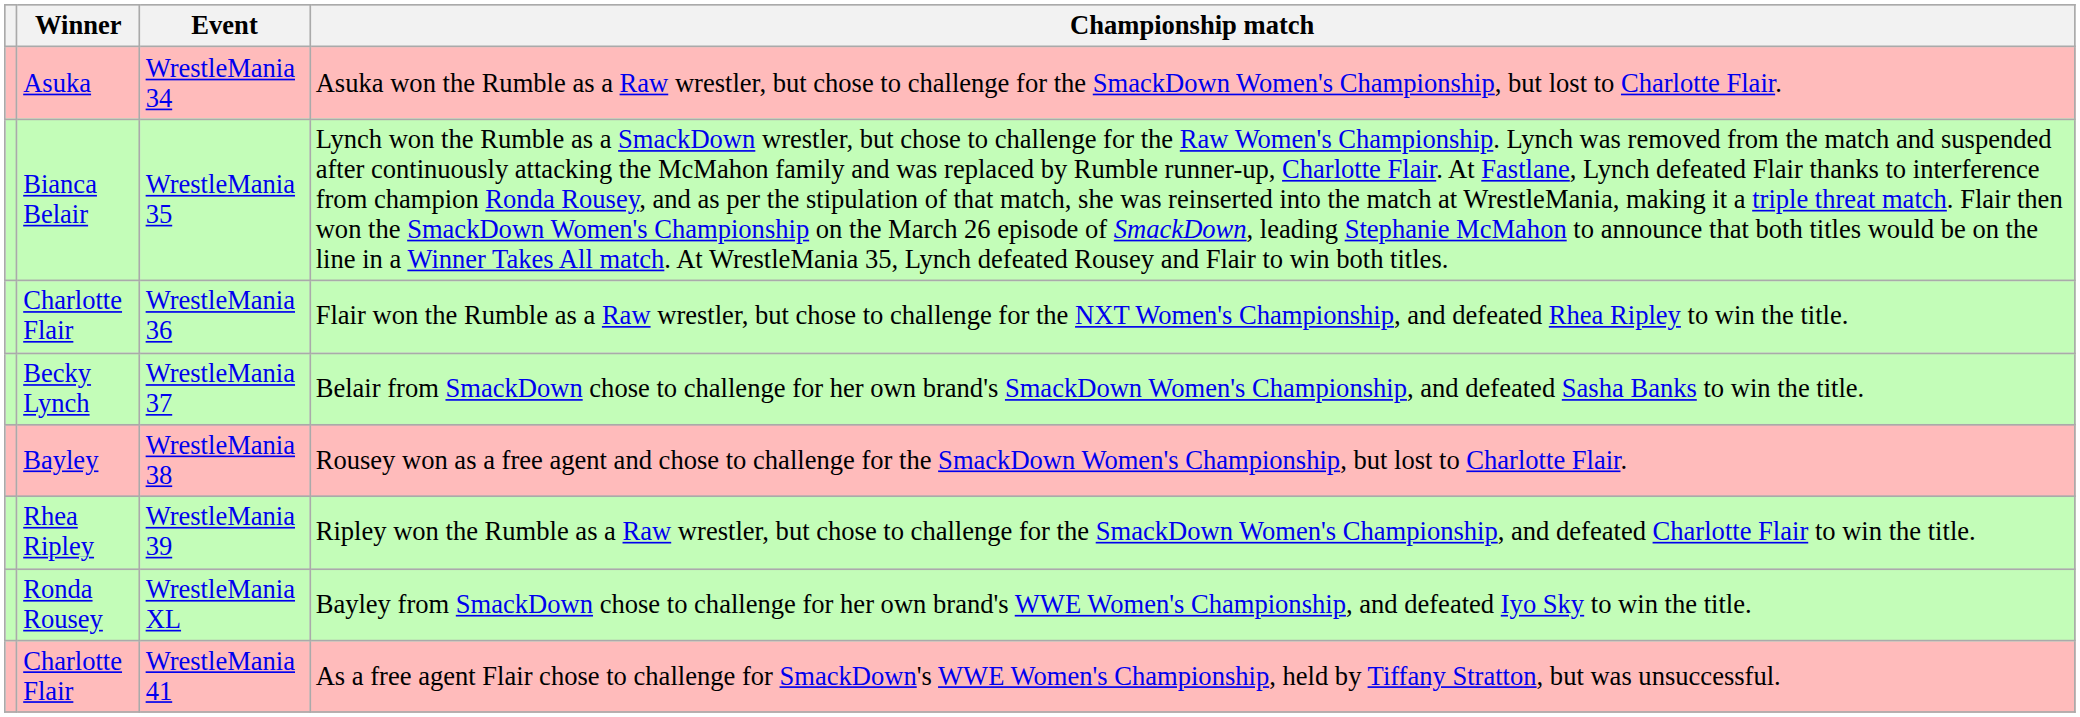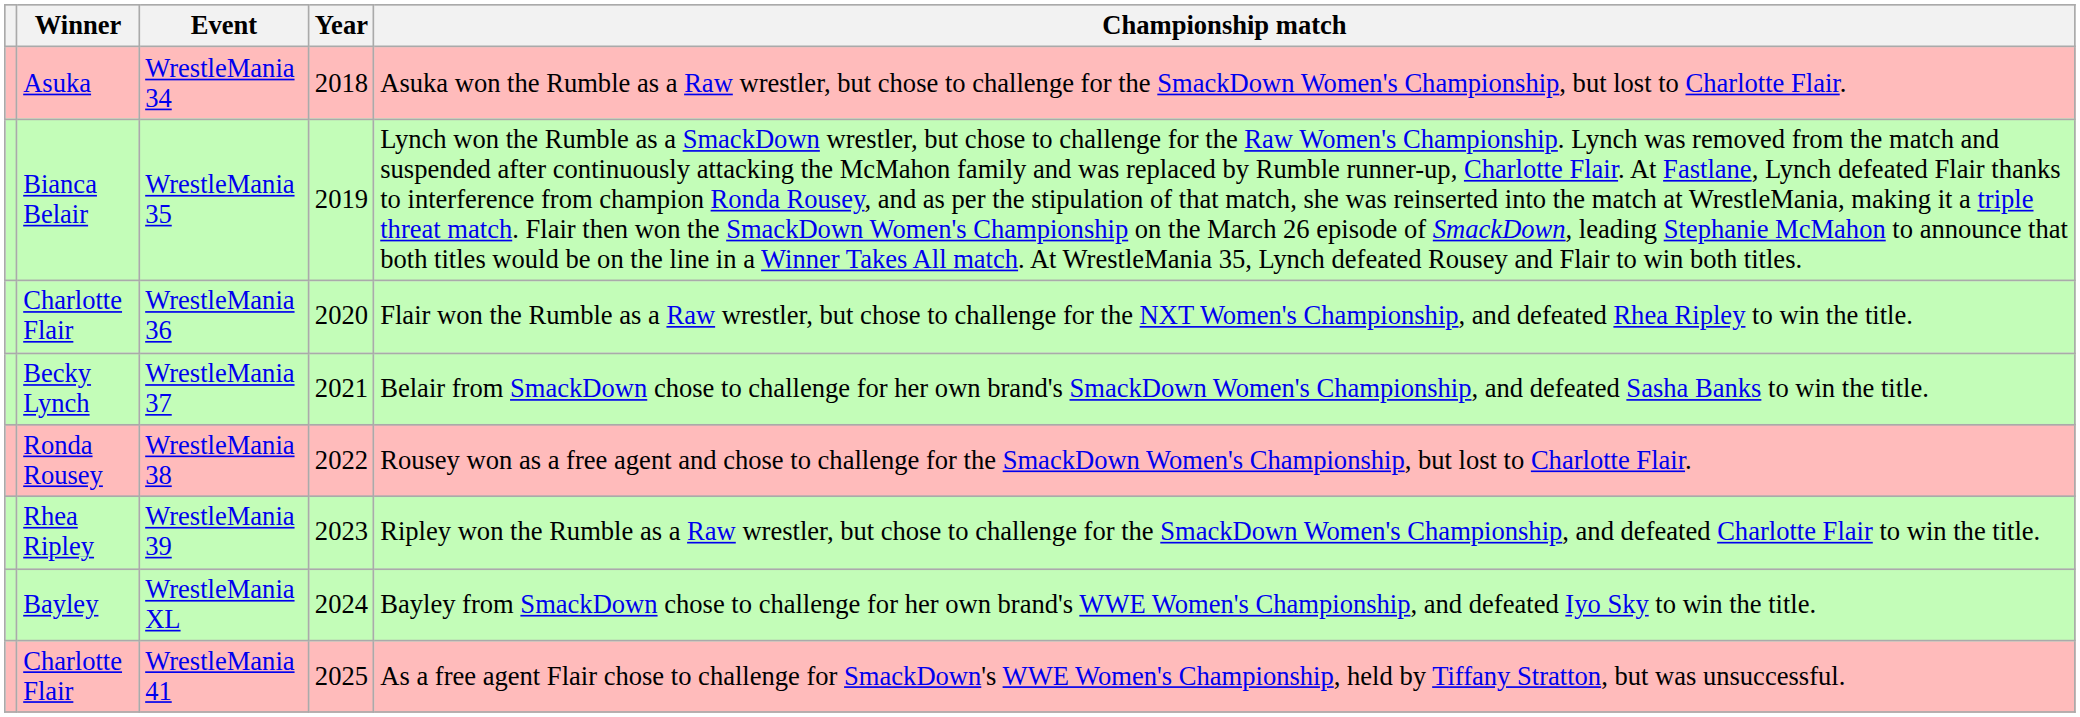+ column: (341, 25)
(61, 460) Bayley -> (63, 460) Ronda Rousey
(63, 604) Ronda Rousey -> (61, 604) Bayley
